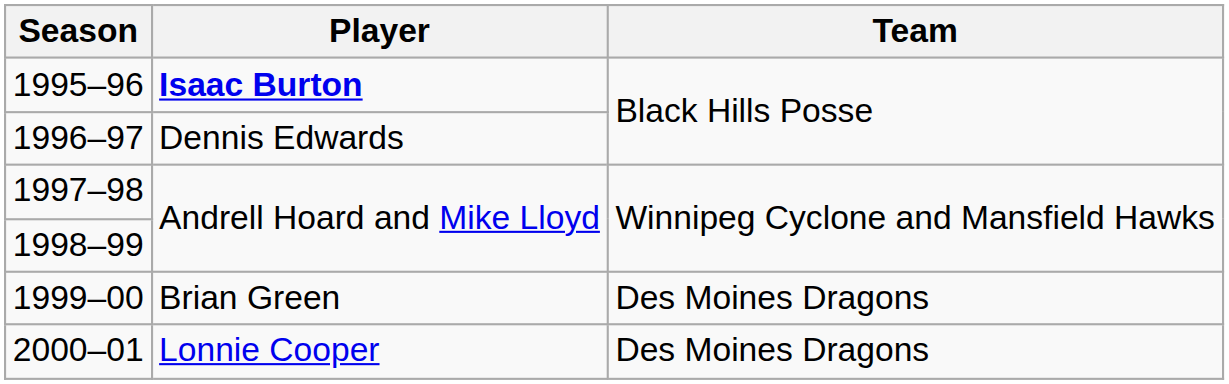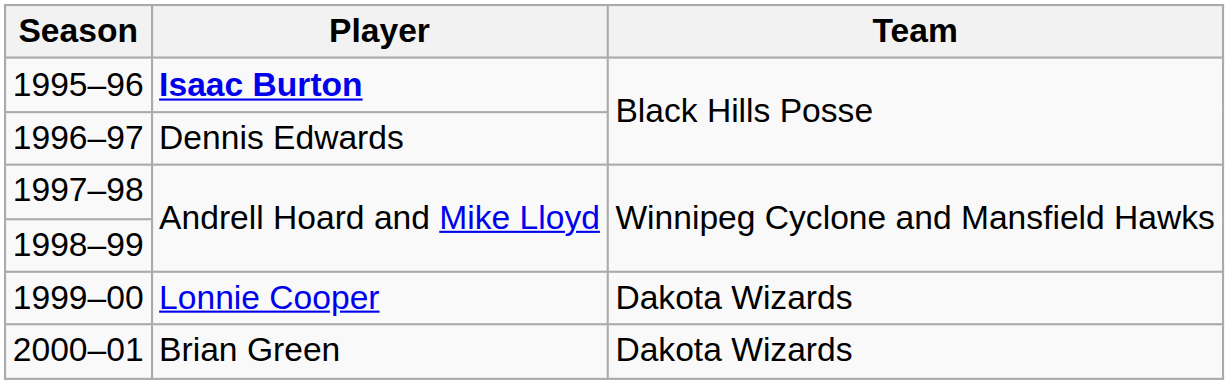(250, 297) Brian Green -> (269, 297) Lonnie Cooper
(772, 297) Des Moines Dragons -> (734, 297) Dakota Wizards
(269, 350) Lonnie Cooper -> (250, 350) Brian Green
(772, 350) Des Moines Dragons -> (734, 350) Dakota Wizards
